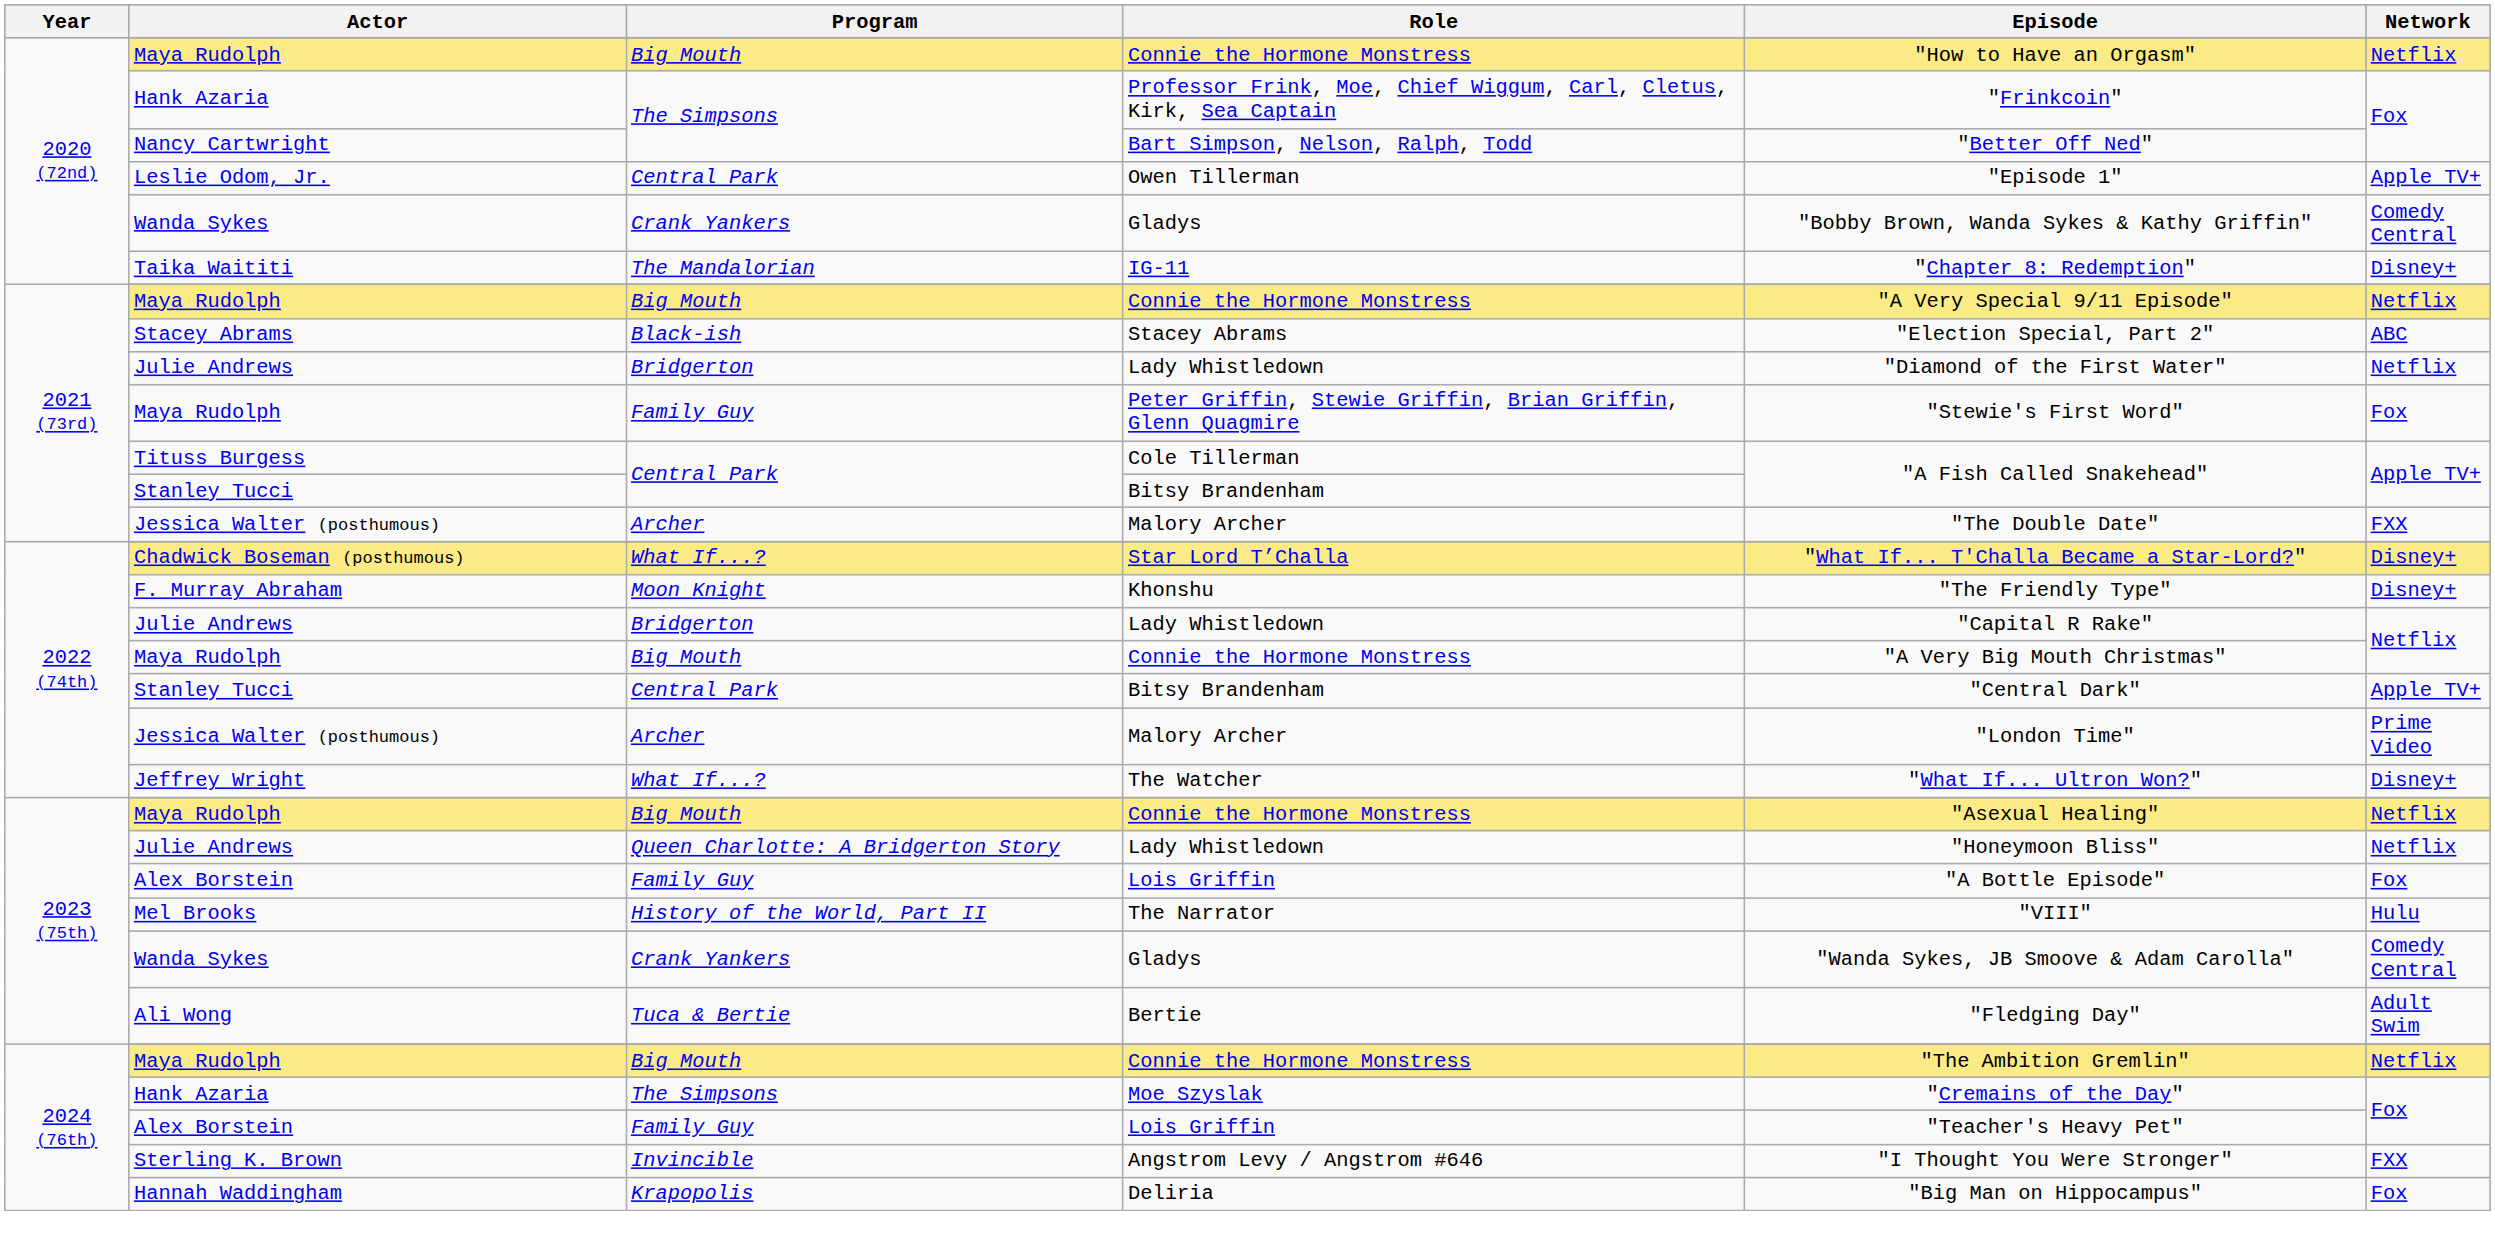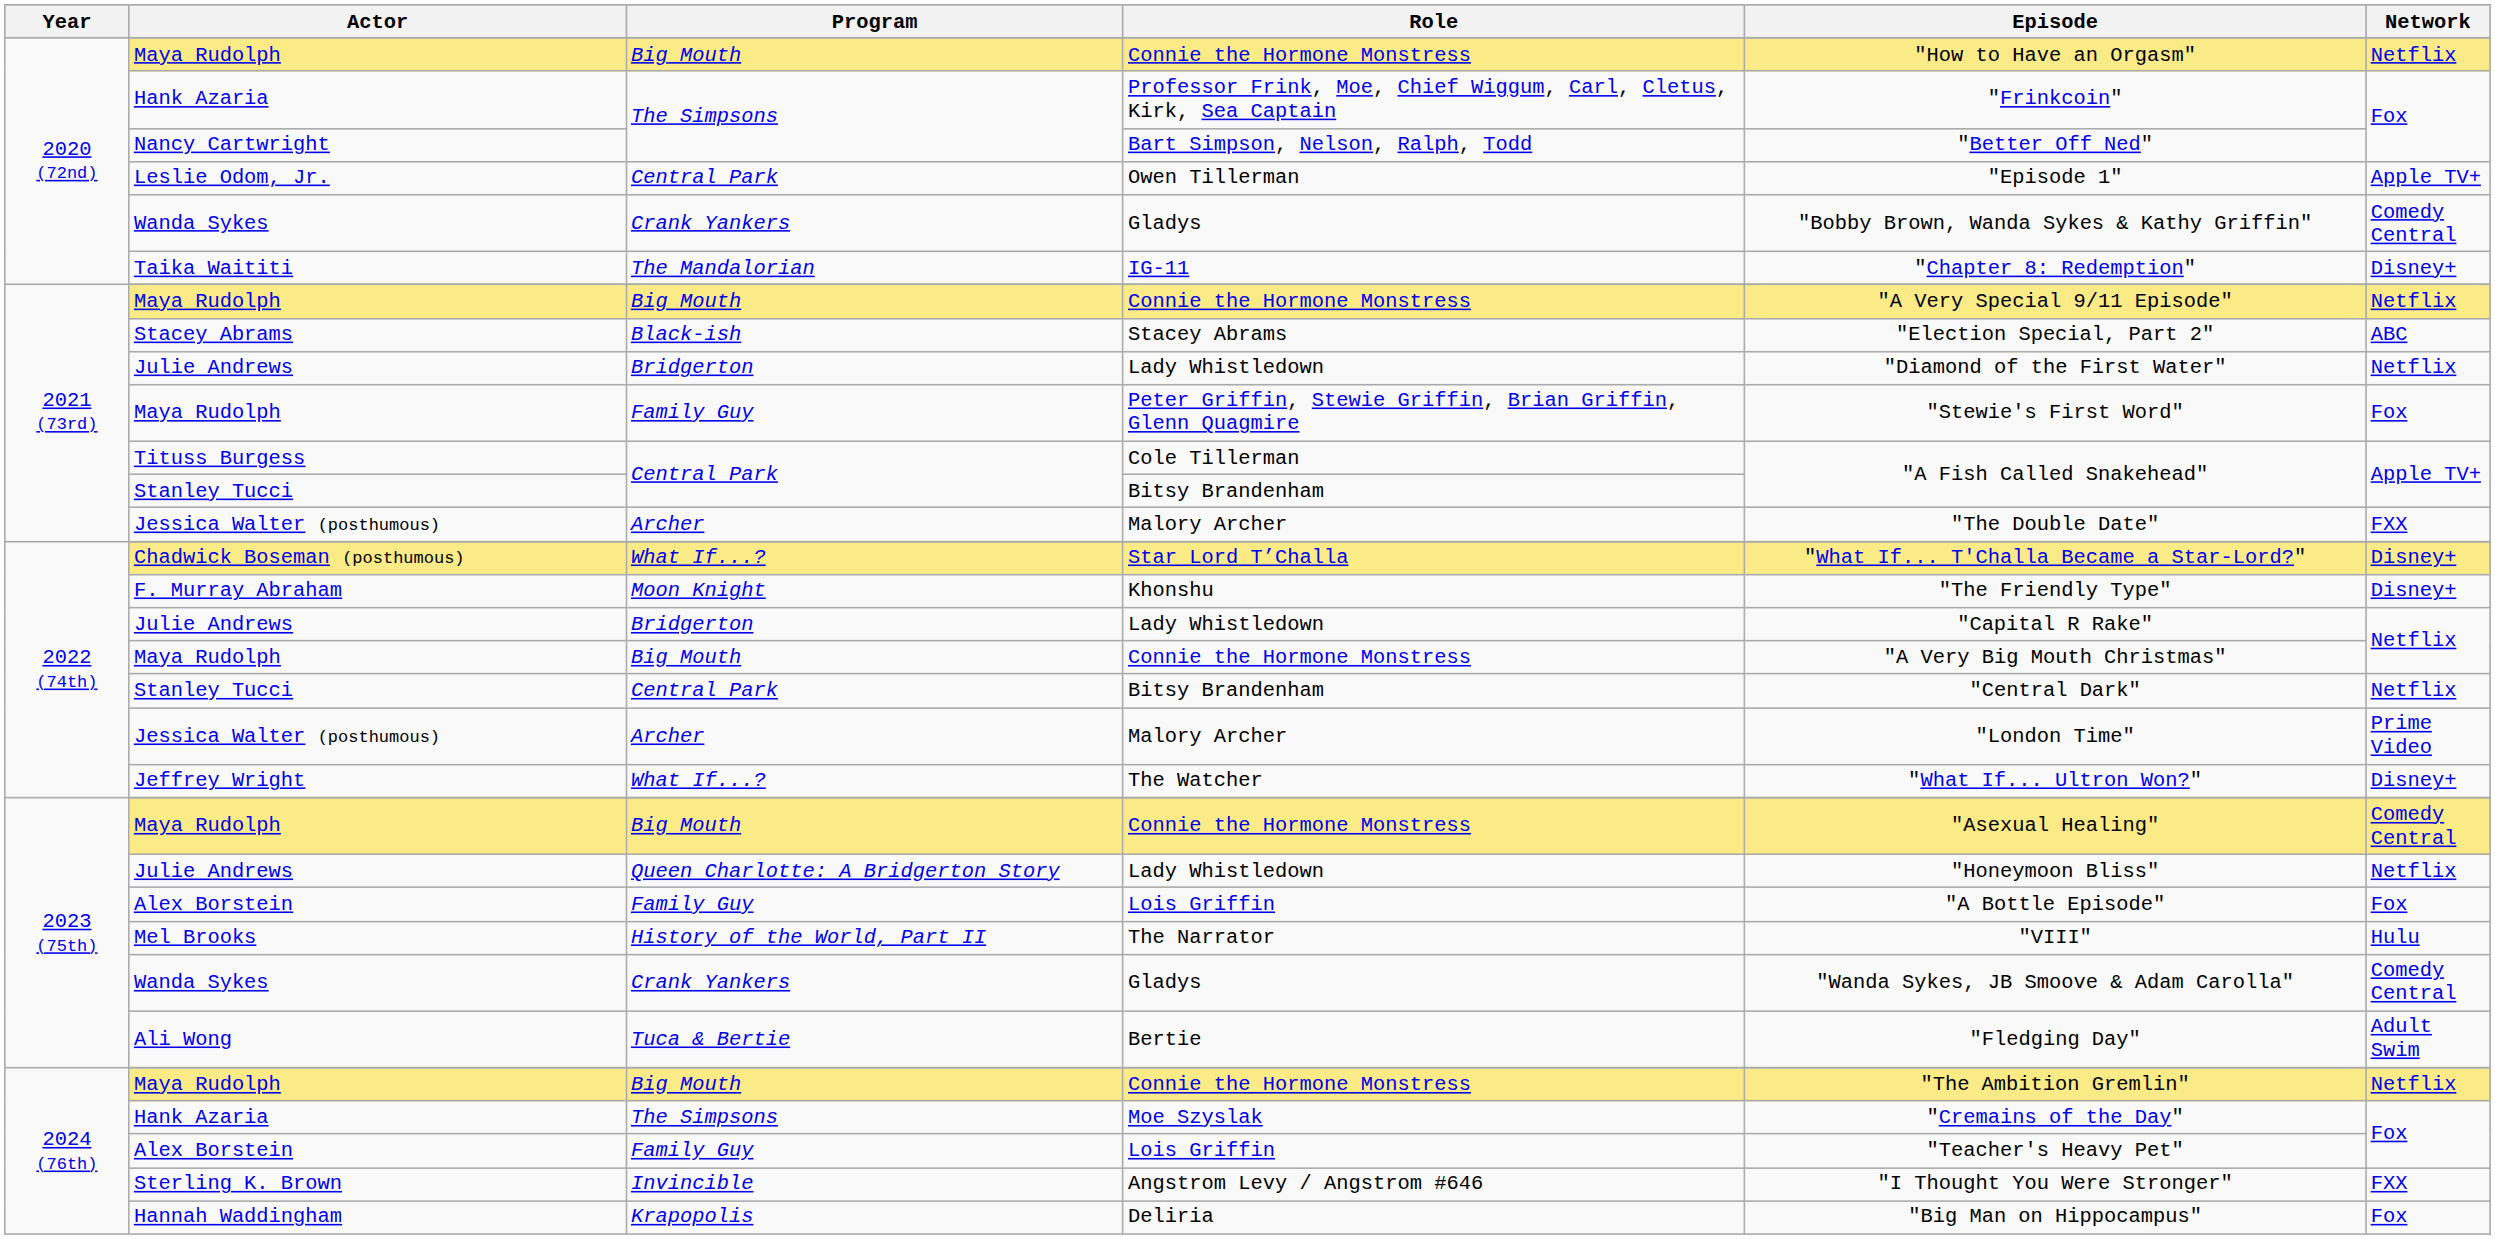(2426, 691) Apple TV+ -> (2414, 691) Netflix
(2414, 814) Netflix -> (2414, 826) Comedy Central
